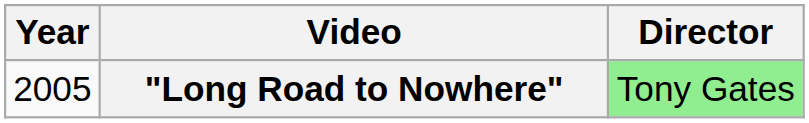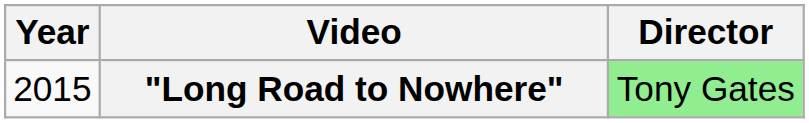(52, 88) 2005 -> (52, 88) 2015
